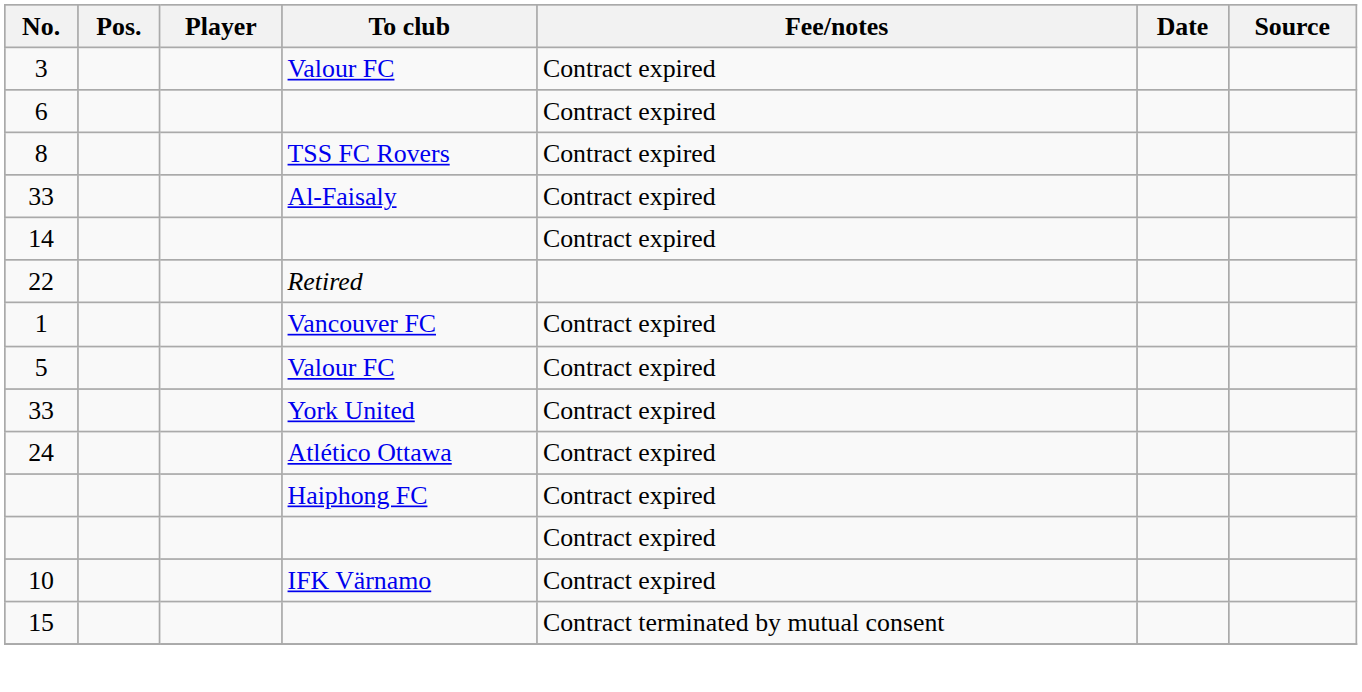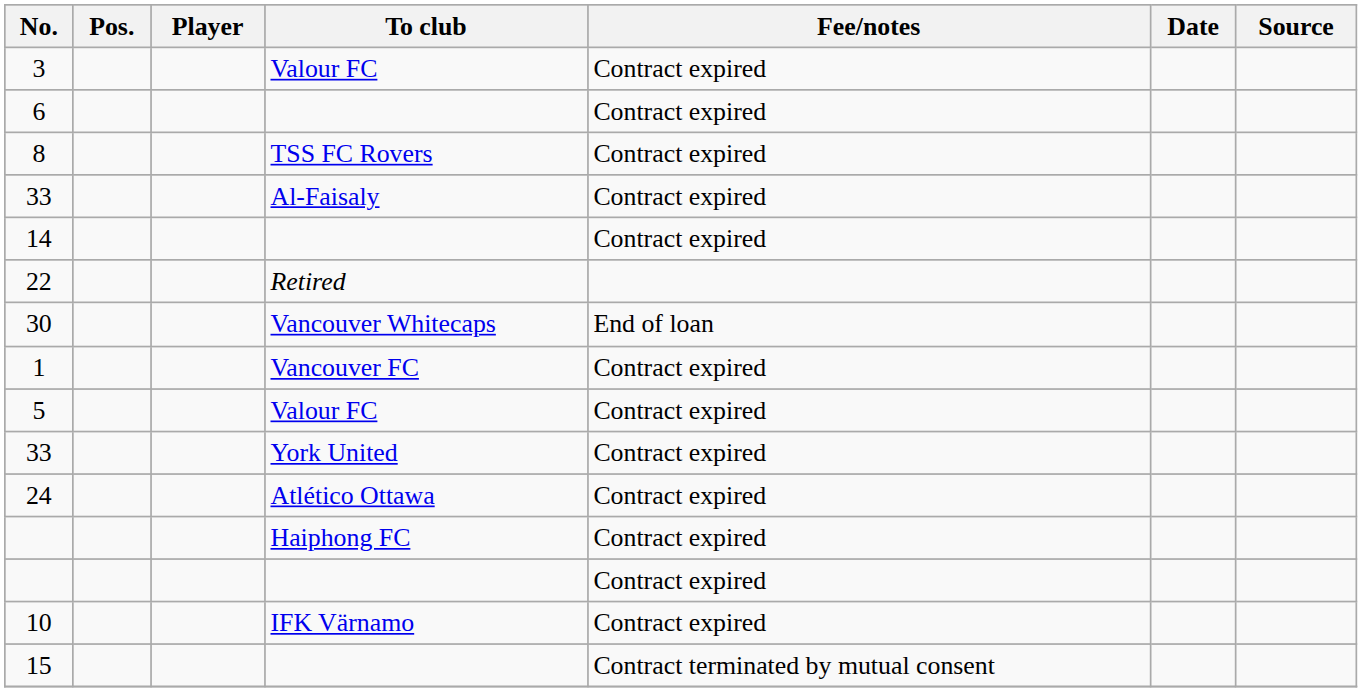+ row: (39, 324)
